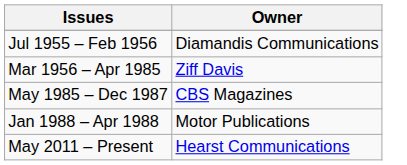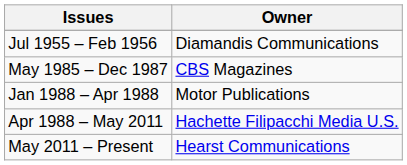- row: (84, 69)
+ row: (86, 121)
